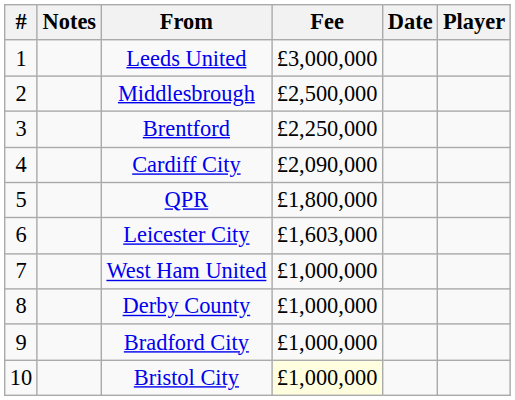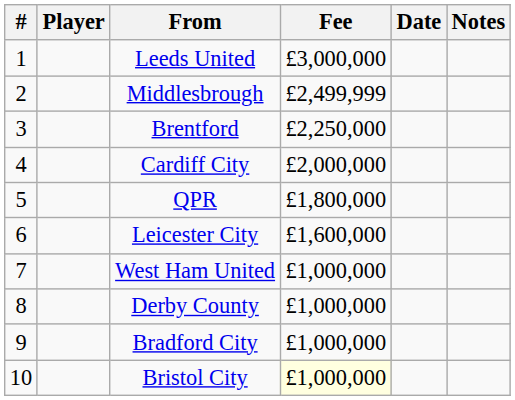columns swapped: (474, 22) <-> (69, 22)
(327, 93) £2,500,000 -> (336, 93) £2,499,999
(327, 164) £2,090,000 -> (336, 164) £2,000,000
(327, 235) £1,603,000 -> (336, 235) £1,600,000
